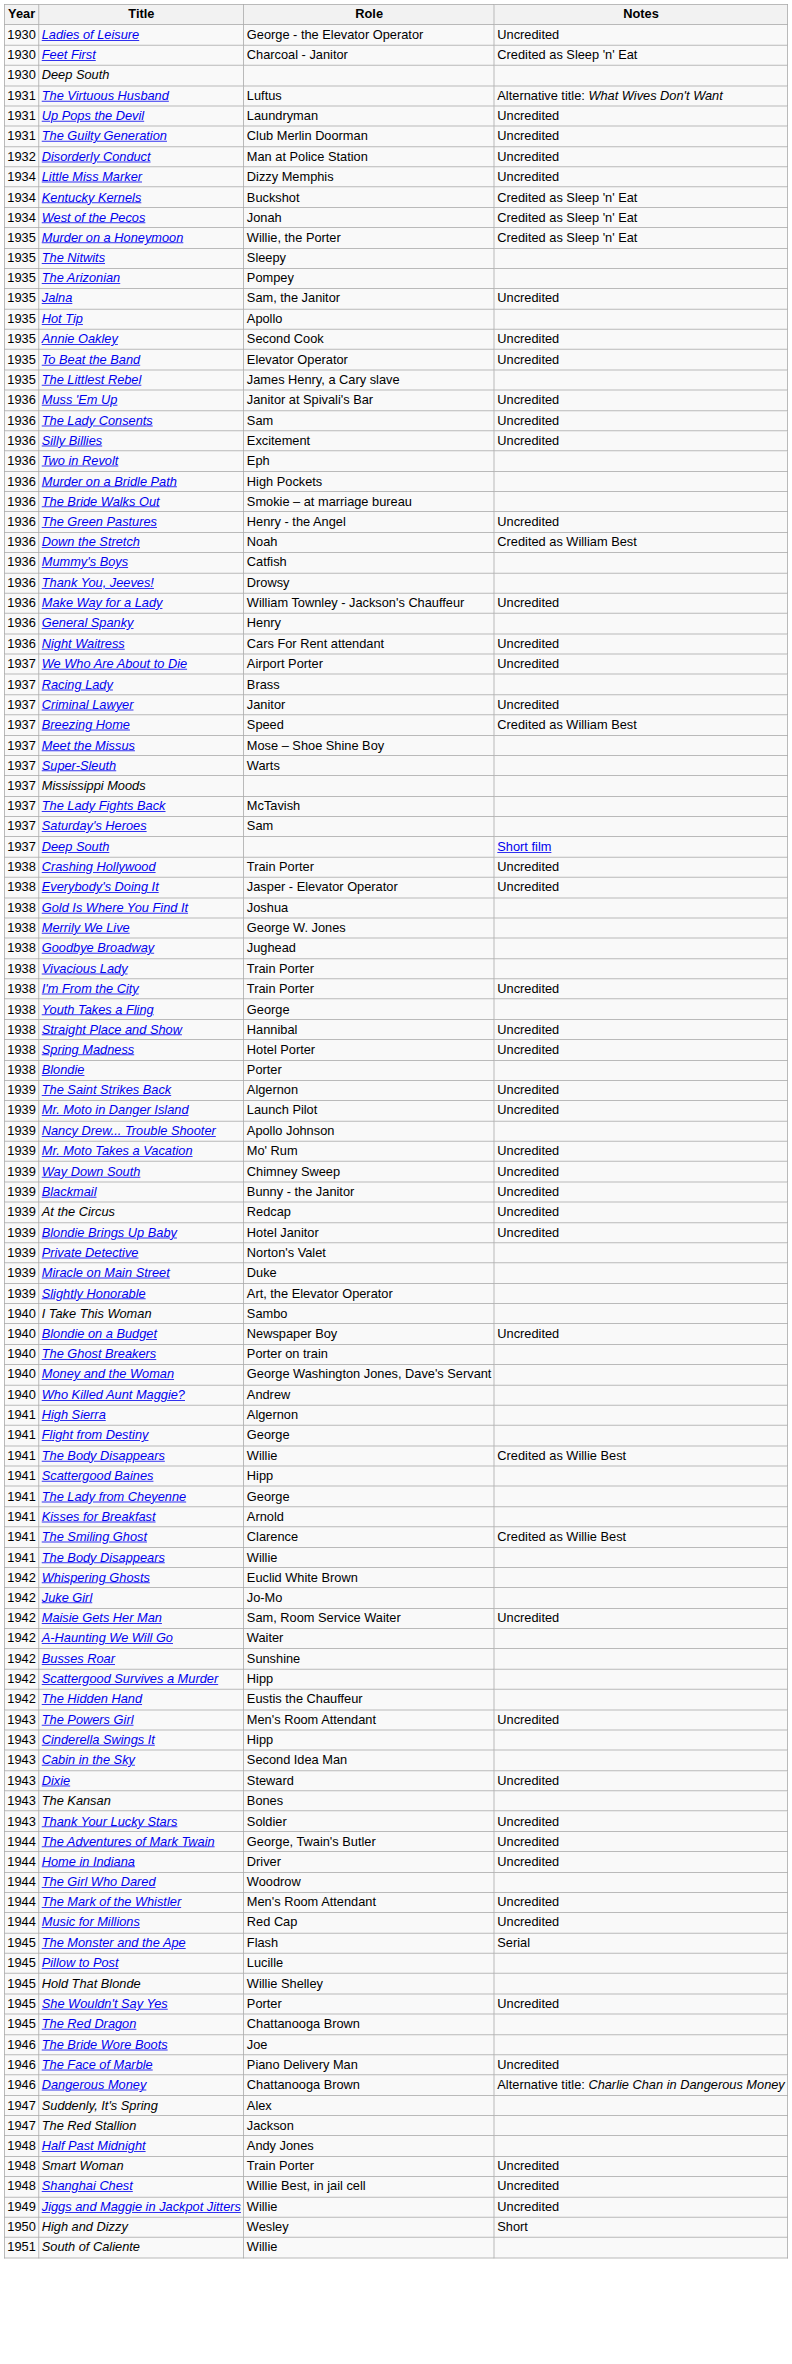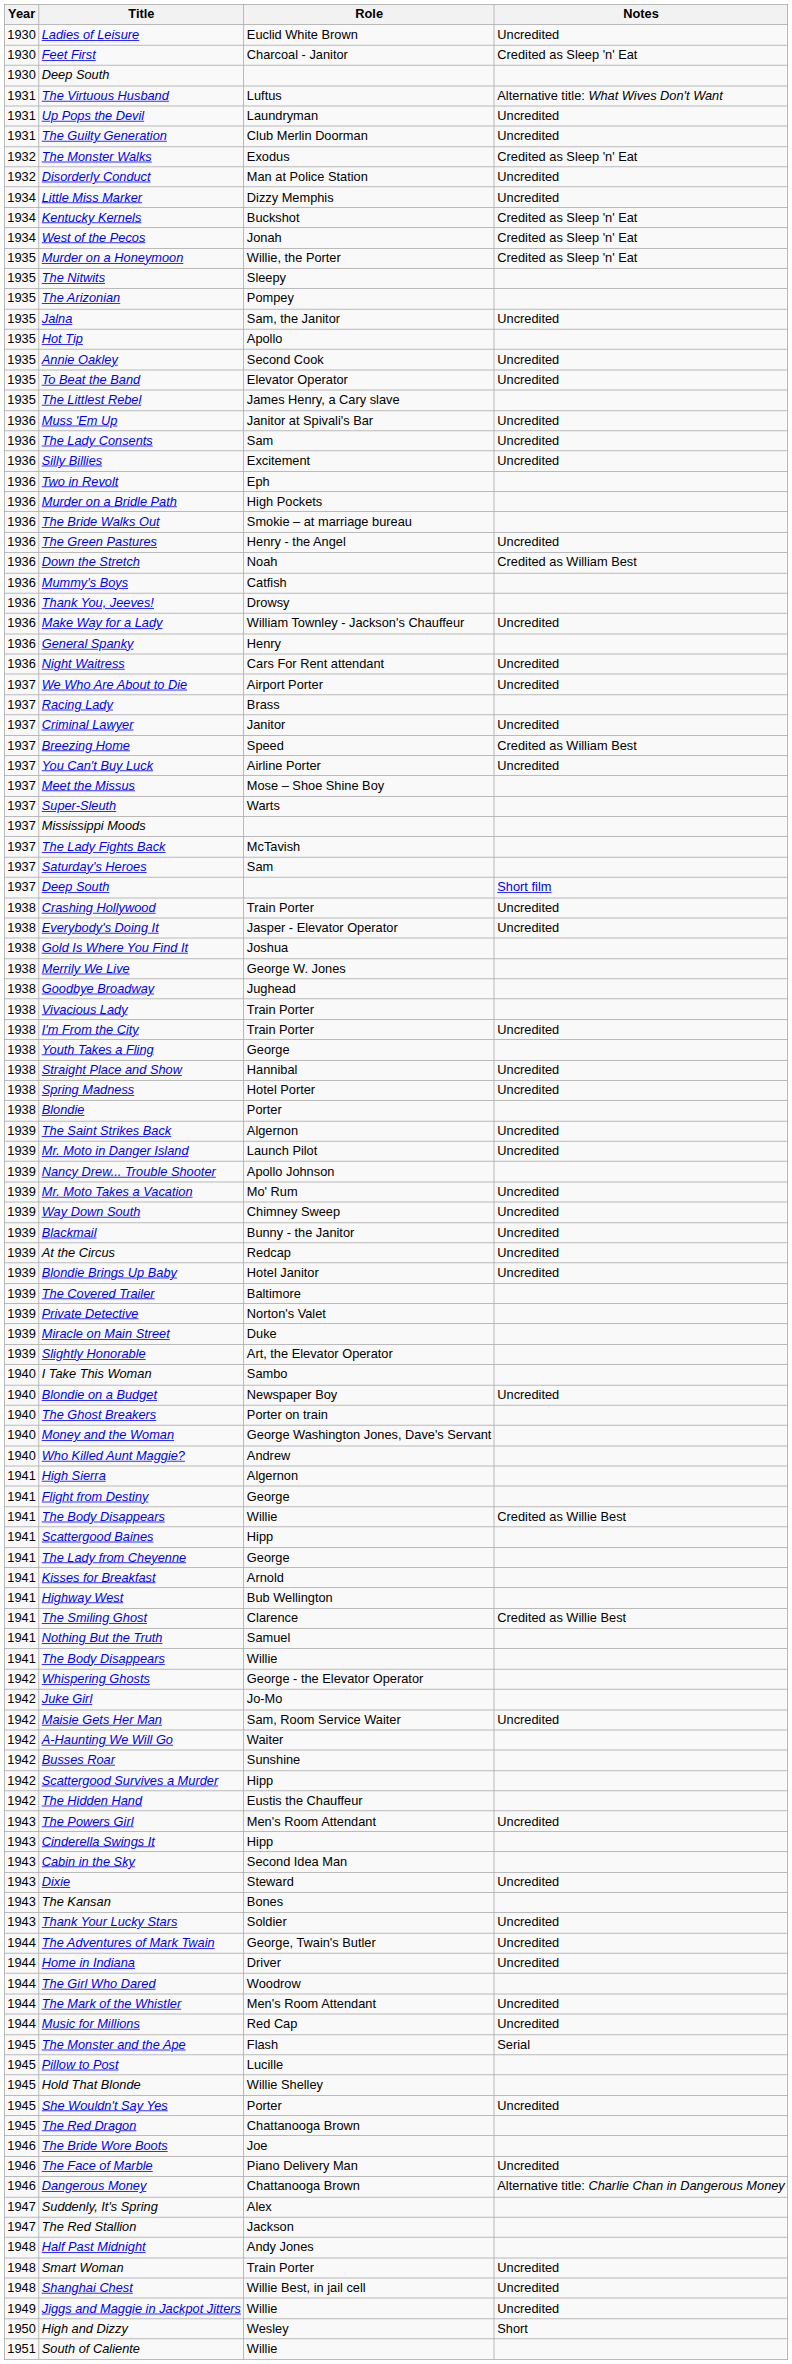(335, 34) George - the Elevator Operator -> (302, 34) Euclid White Brown
+ row: (97, 156)
+ row: (97, 765)
+ row: (98, 1293)
+ row: (83, 1598)
+ row: (102, 1638)
(302, 1577) Euclid White Brown -> (335, 1679) George - the Elevator Operator
